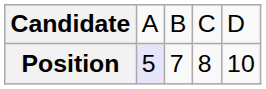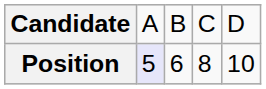(177, 63) 7 -> (177, 63) 6
